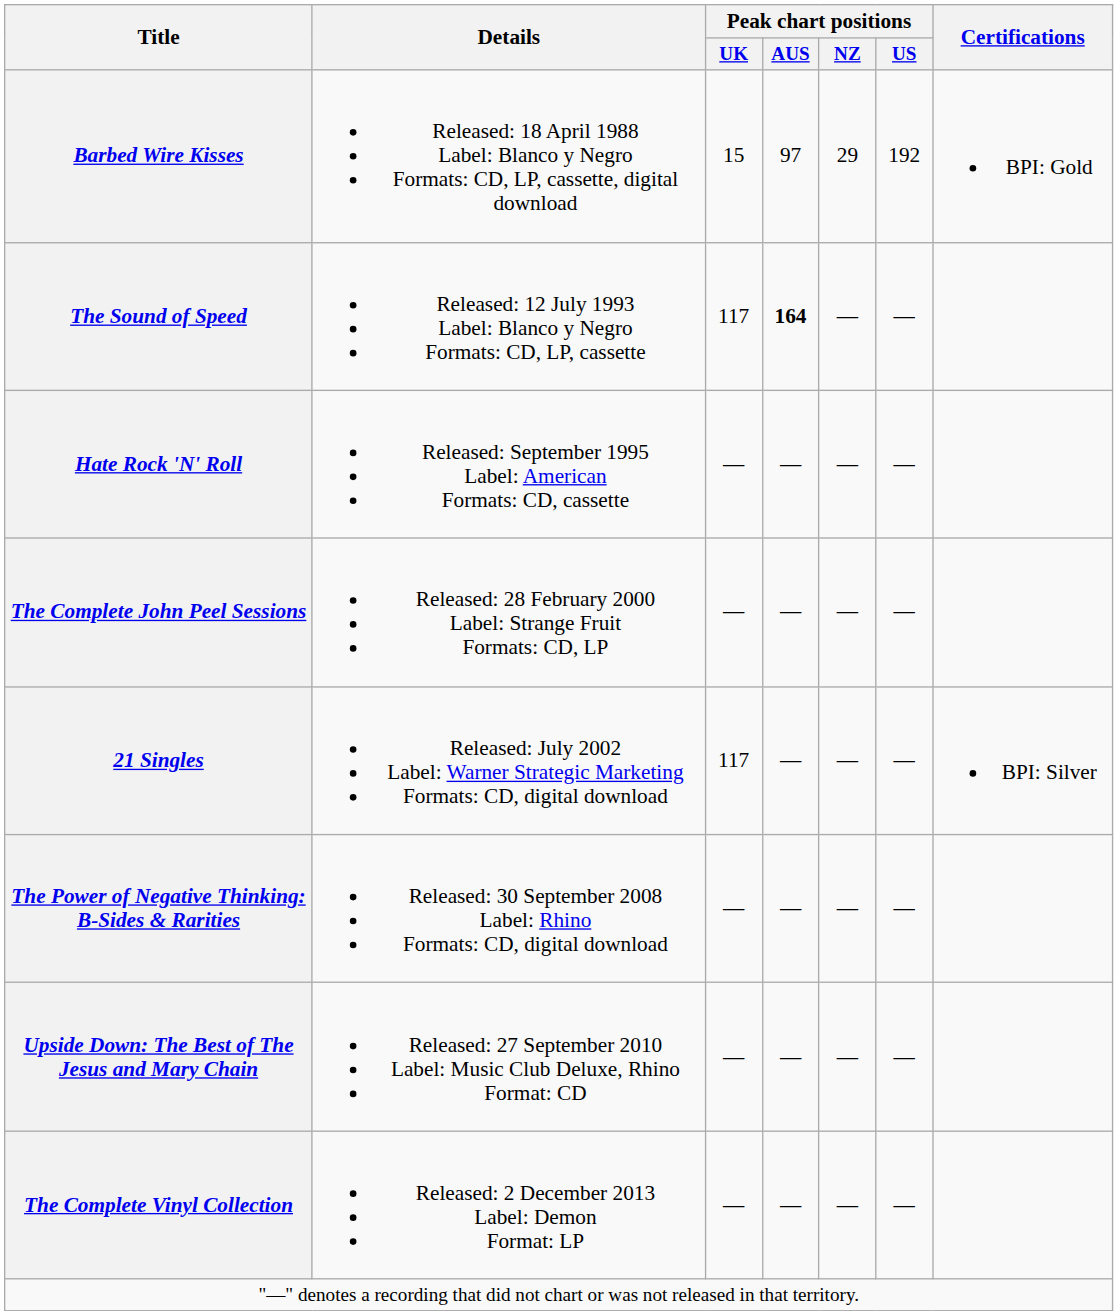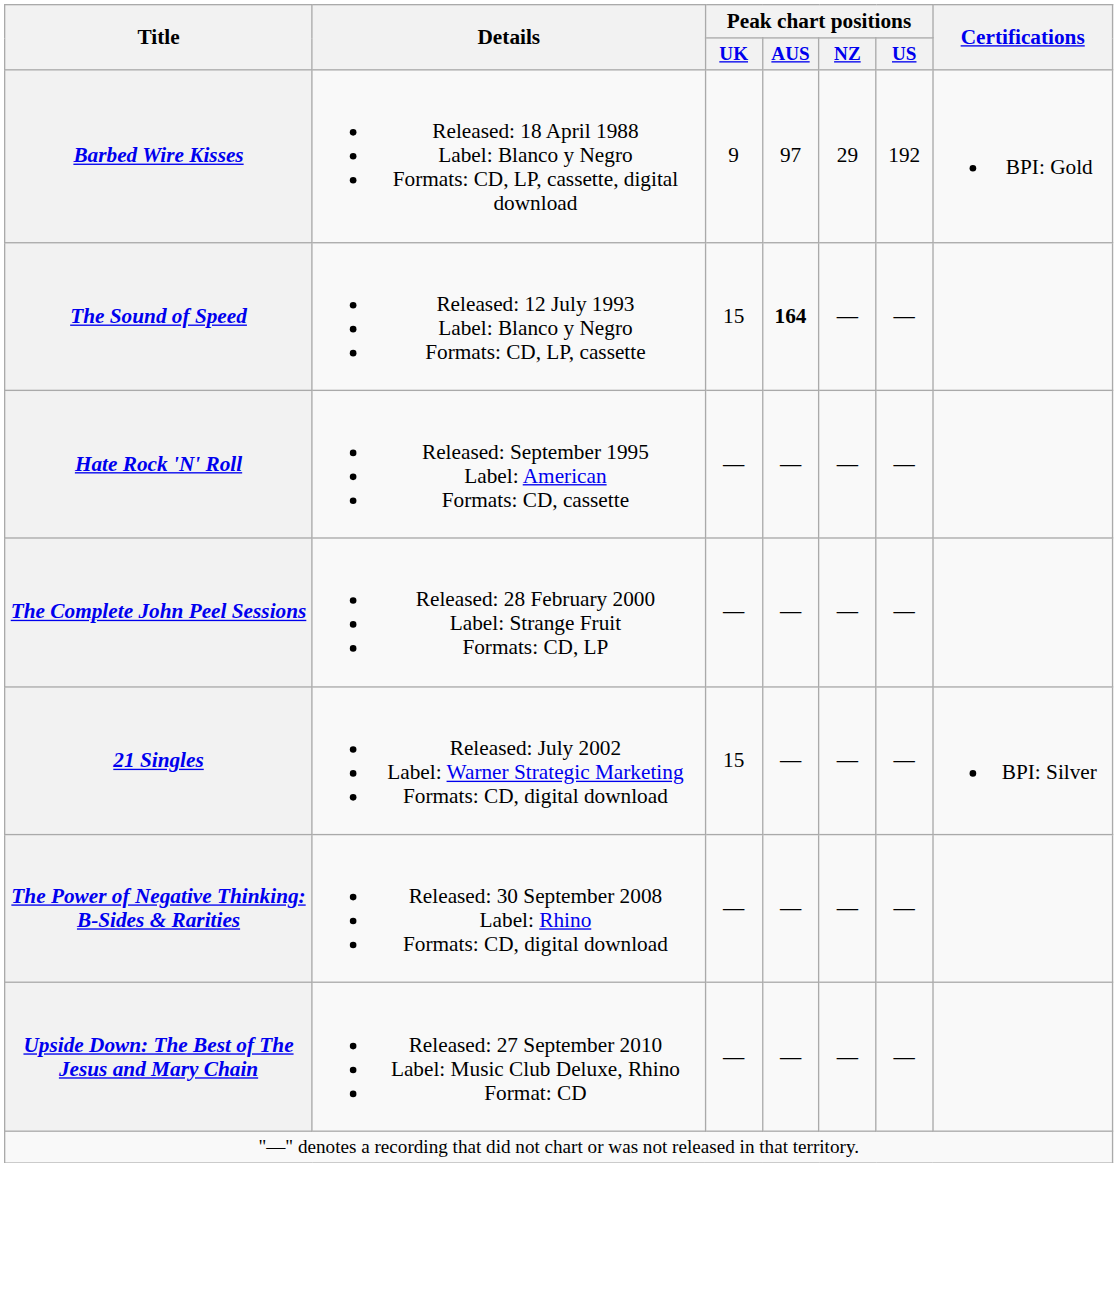(734, 155) 15 -> (734, 155) 9
(734, 315) 117 -> (734, 315) 15
(734, 760) 117 -> (734, 760) 15
- row: (159, 1204)
